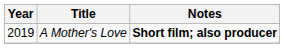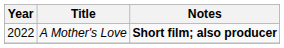(21, 33) 2019 -> (21, 33) 2022
